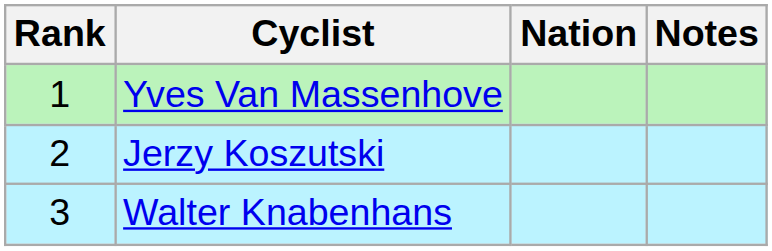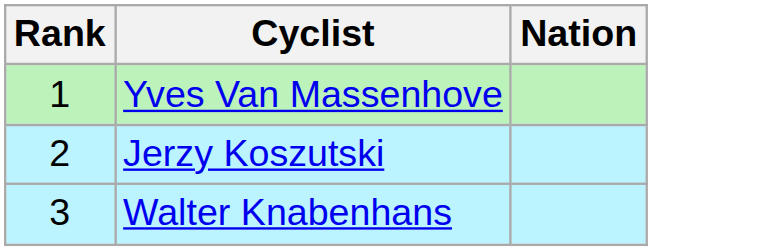- column: (707, 34)
